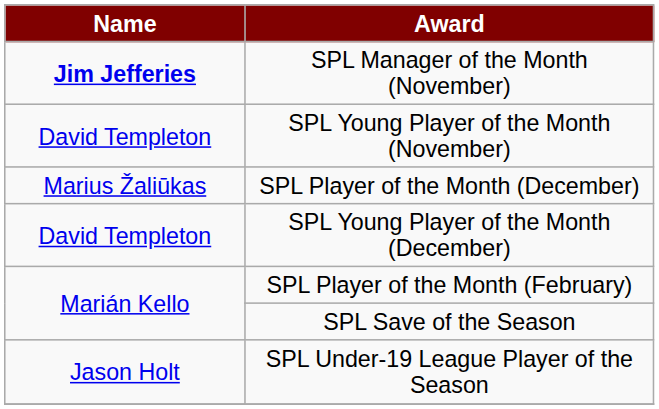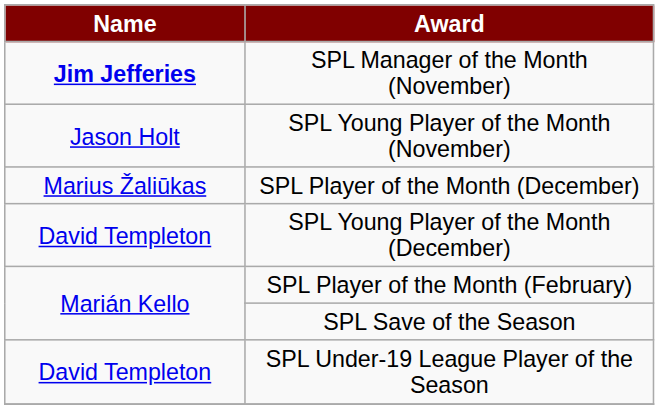(125, 136) David Templeton -> (125, 136) Jason Holt
(125, 372) Jason Holt -> (125, 372) David Templeton
